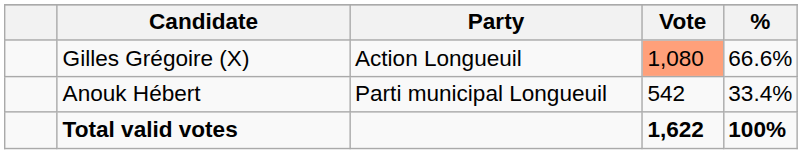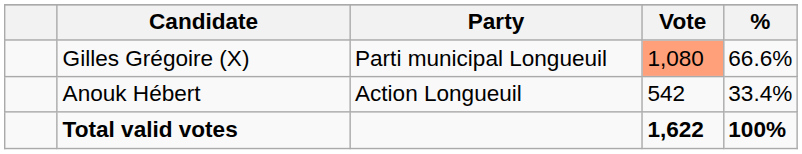(438, 58) Action Longueuil -> (481, 58) Parti municipal Longueuil
(481, 93) Parti municipal Longueuil -> (438, 93) Action Longueuil
